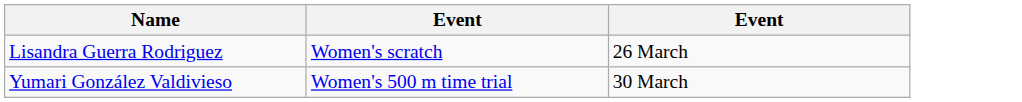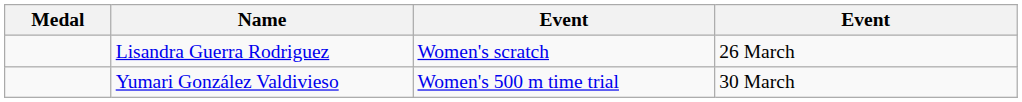+ column: (58, 19)
